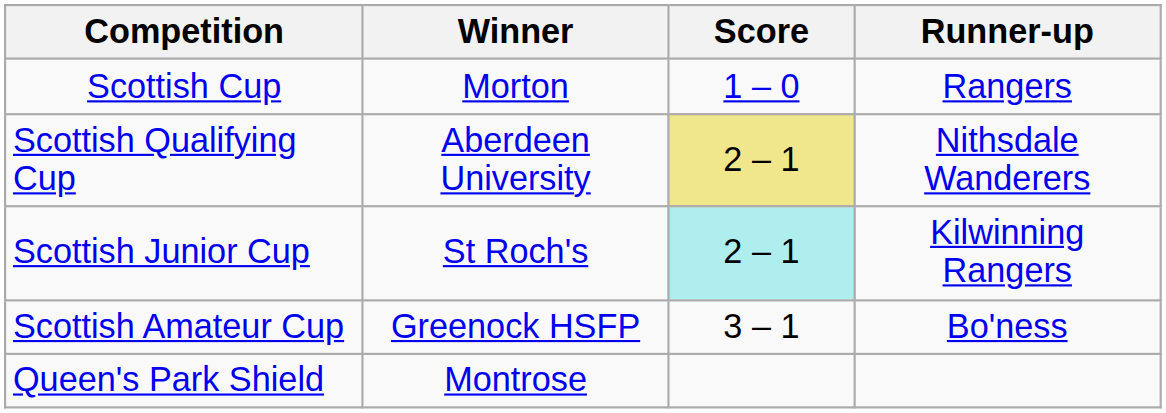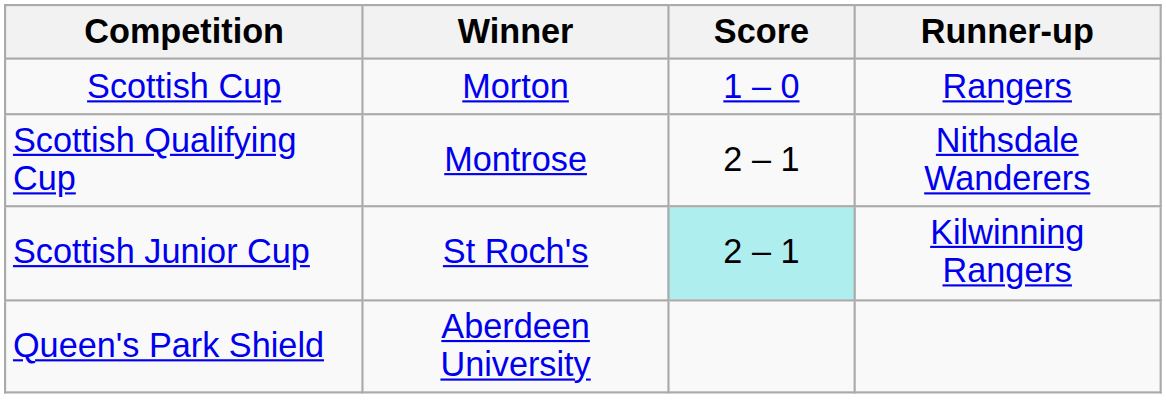(516, 159) Aberdeen University -> (516, 159) Montrose
(761, 159) khaki background -> (761, 159) no background
- row: (179, 325)
(516, 380) Montrose -> (516, 345) Aberdeen University
